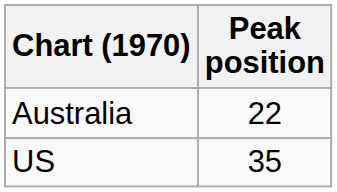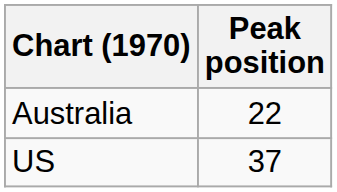(265, 161) 35 -> (265, 161) 37
